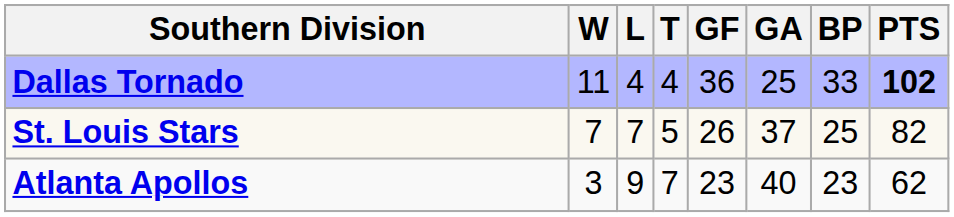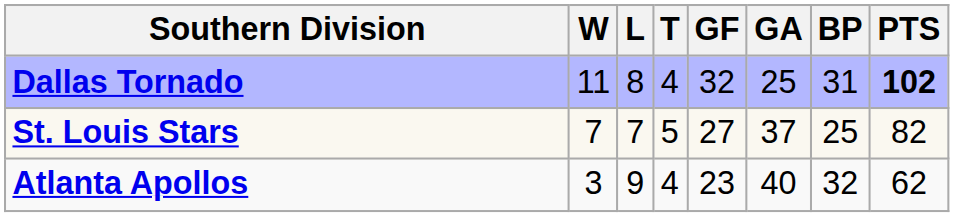(635, 81) 4 -> (635, 81) 8
(717, 81) 36 -> (717, 81) 32
(840, 81) 33 -> (840, 81) 31
(717, 132) 26 -> (717, 132) 27
(670, 183) 7 -> (670, 183) 4
(840, 183) 23 -> (840, 183) 32
